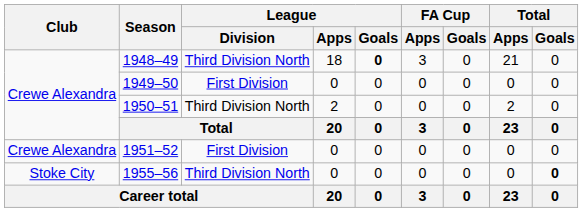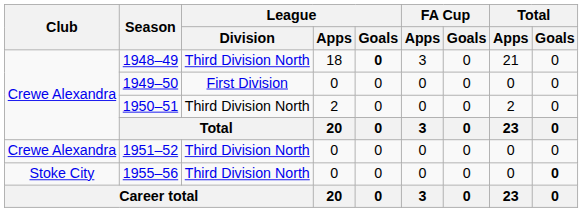(247, 151) First Division -> (247, 151) Third Division North
